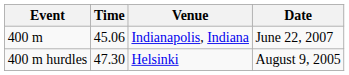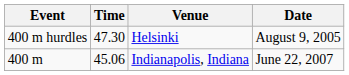rows swapped: (25, 37) <-> (47, 59)
